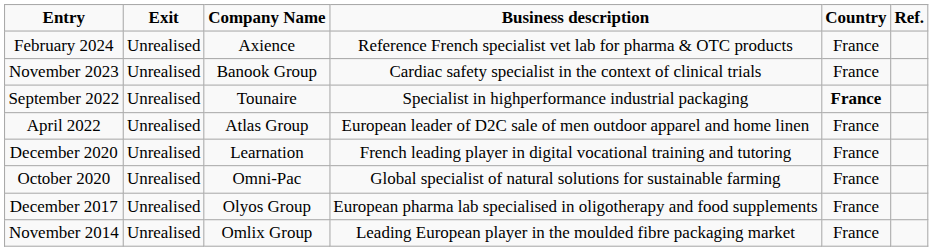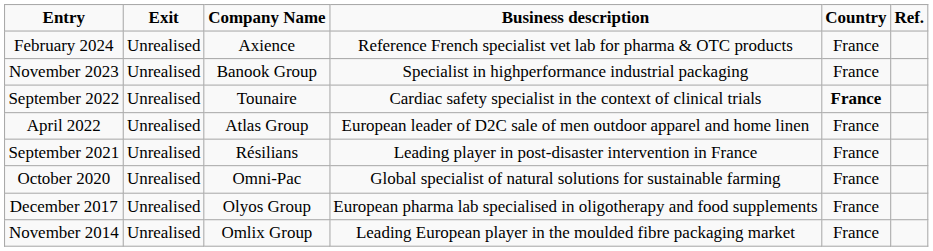(575, 71) Cardiac safety specialist in the context of clinical trials -> (575, 71) Specialist in highperformance industrial packaging
(575, 98) Specialist in highperformance industrial packaging -> (575, 98) Cardiac safety specialist in the context of clinical trials
+ row: (64, 152)
- row: (64, 152)
